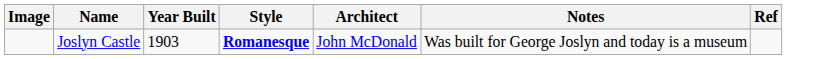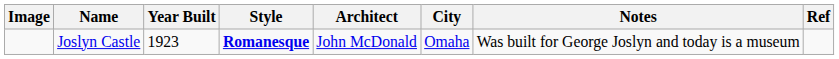+ column: (447, 16)
(163, 41) 1903 -> (163, 41) 1923
